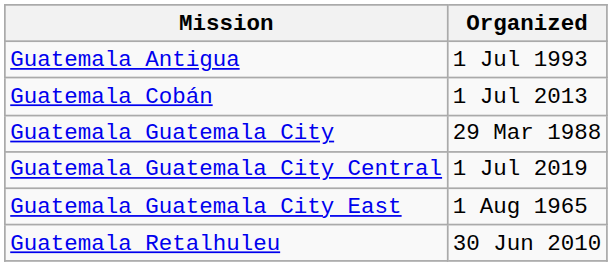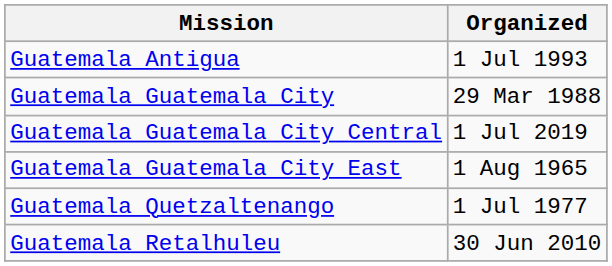- row: (111, 97)
+ row: (172, 206)
